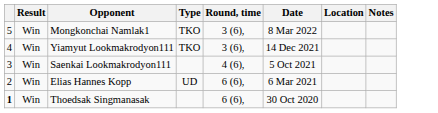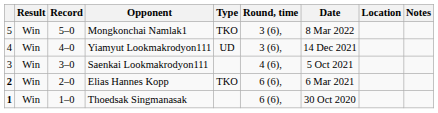+ column: (67, 13)
(190, 47) TKO -> (227, 47) UD
(9, 82) normal -> (9, 82) bold
(190, 82) UD -> (227, 82) TKO
